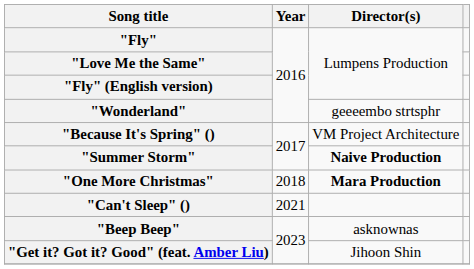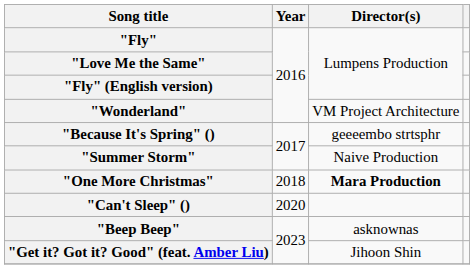(386, 110) geeeembo strtsphr -> (386, 110) VM Project Architecture
(386, 134) VM Project Architecture -> (386, 134) geeeembo strtsphr
(386, 157) bold -> (386, 157) normal
(291, 205) 2021 -> (291, 205) 2020
